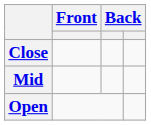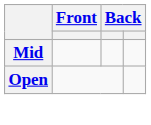- row: (28, 52)
